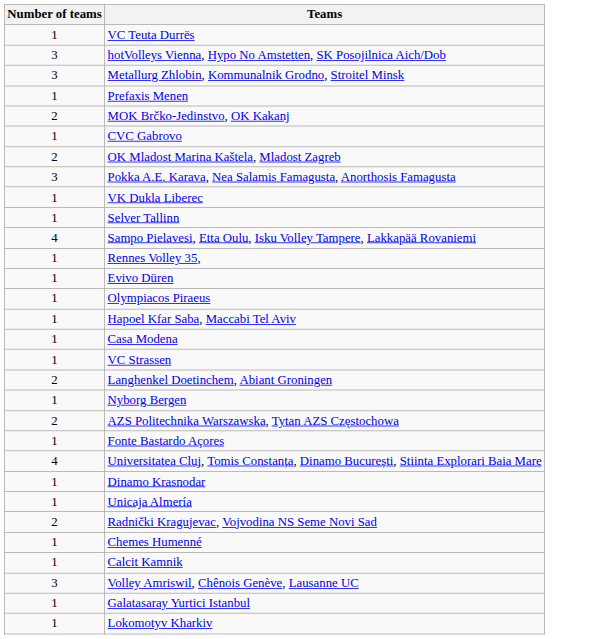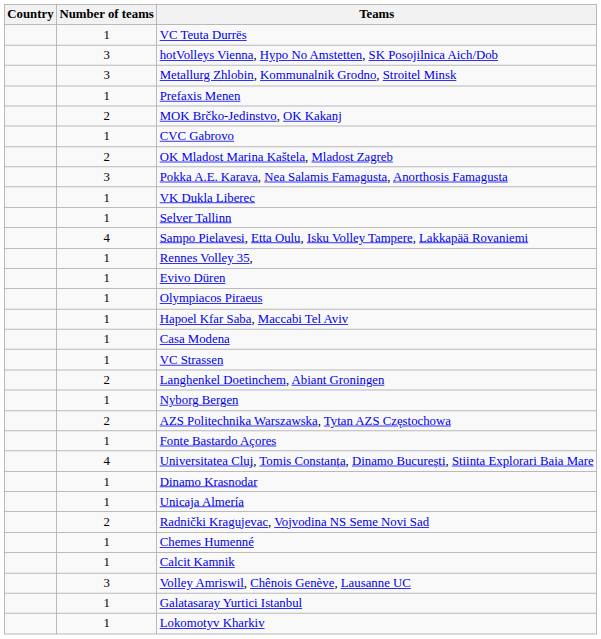+ column: (30, 14)
